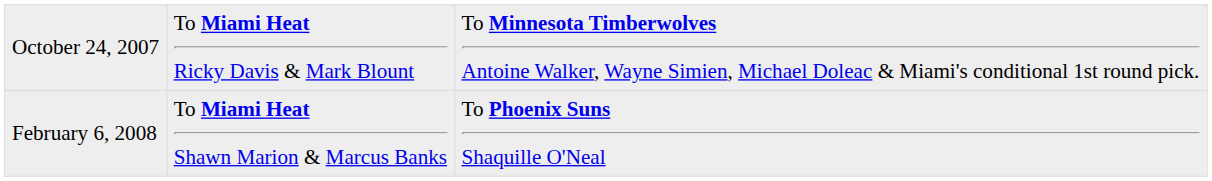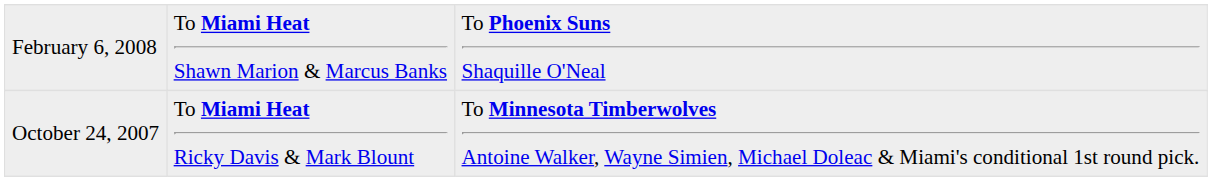rows swapped: (86, 47) <-> (84, 133)
